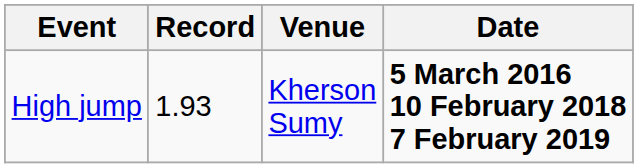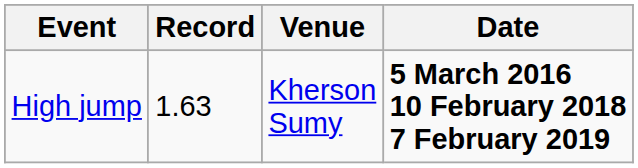(183, 105) 1.93 -> (183, 105) 1.63
